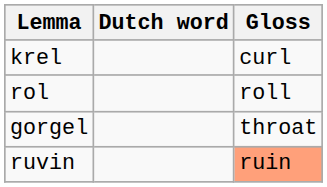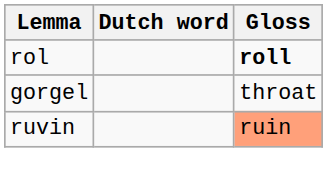- row: (36, 58)
(265, 93) normal -> (265, 58) bold
